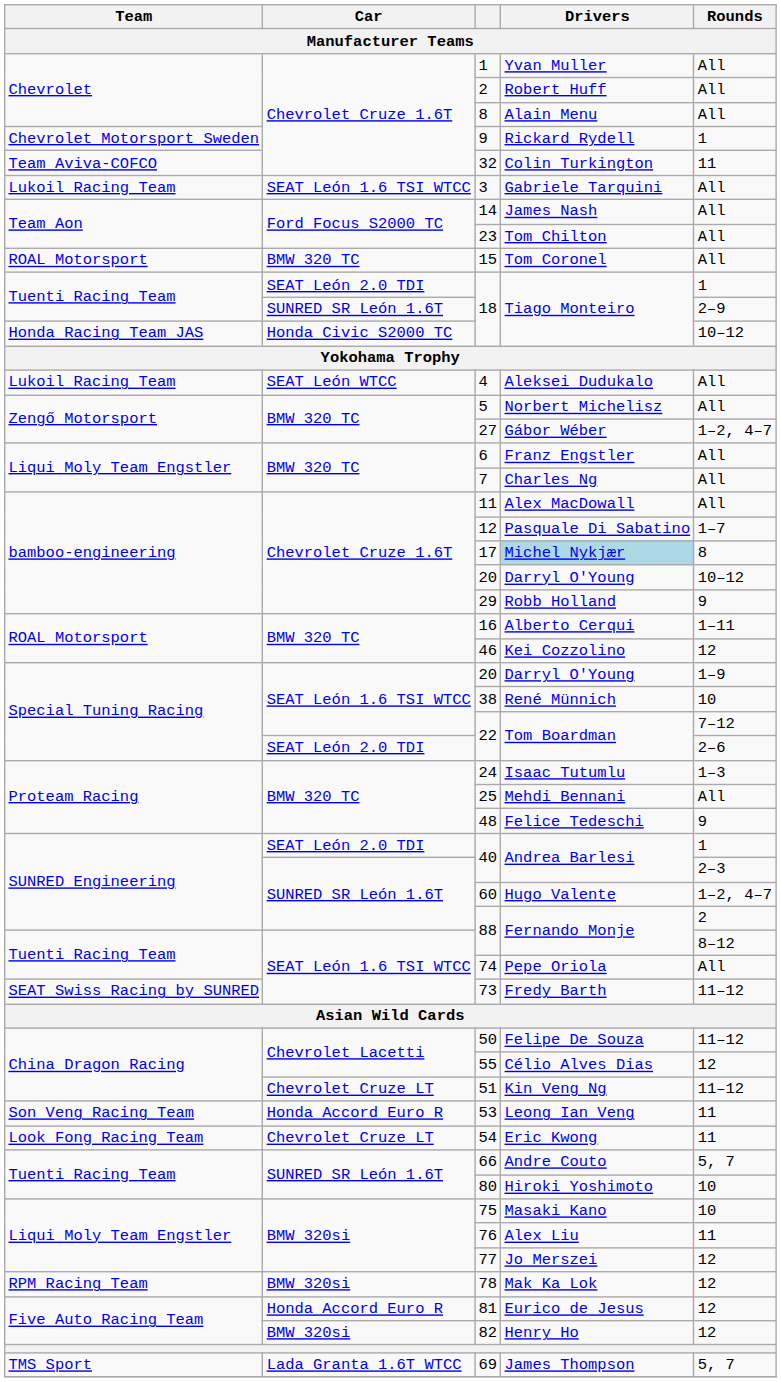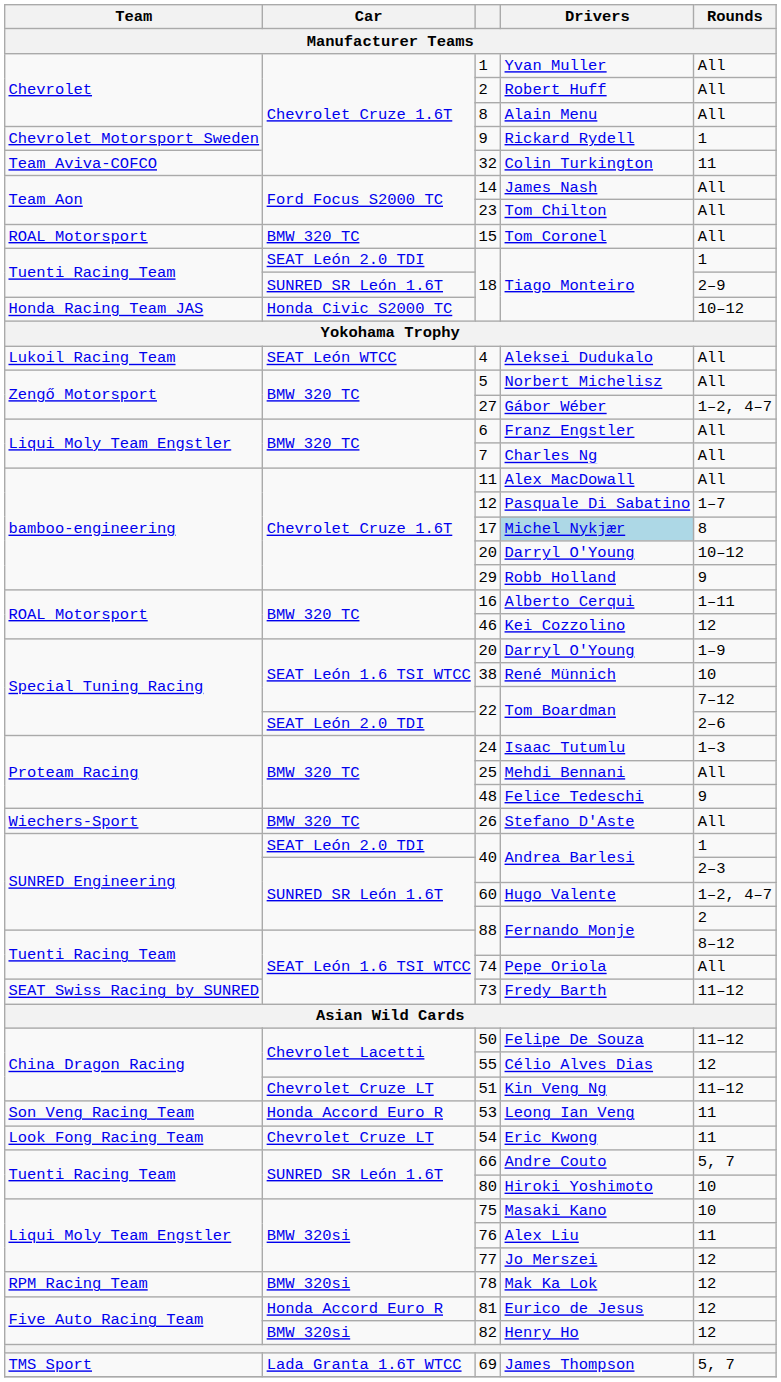- row: (369, 188)
+ row: (313, 821)
